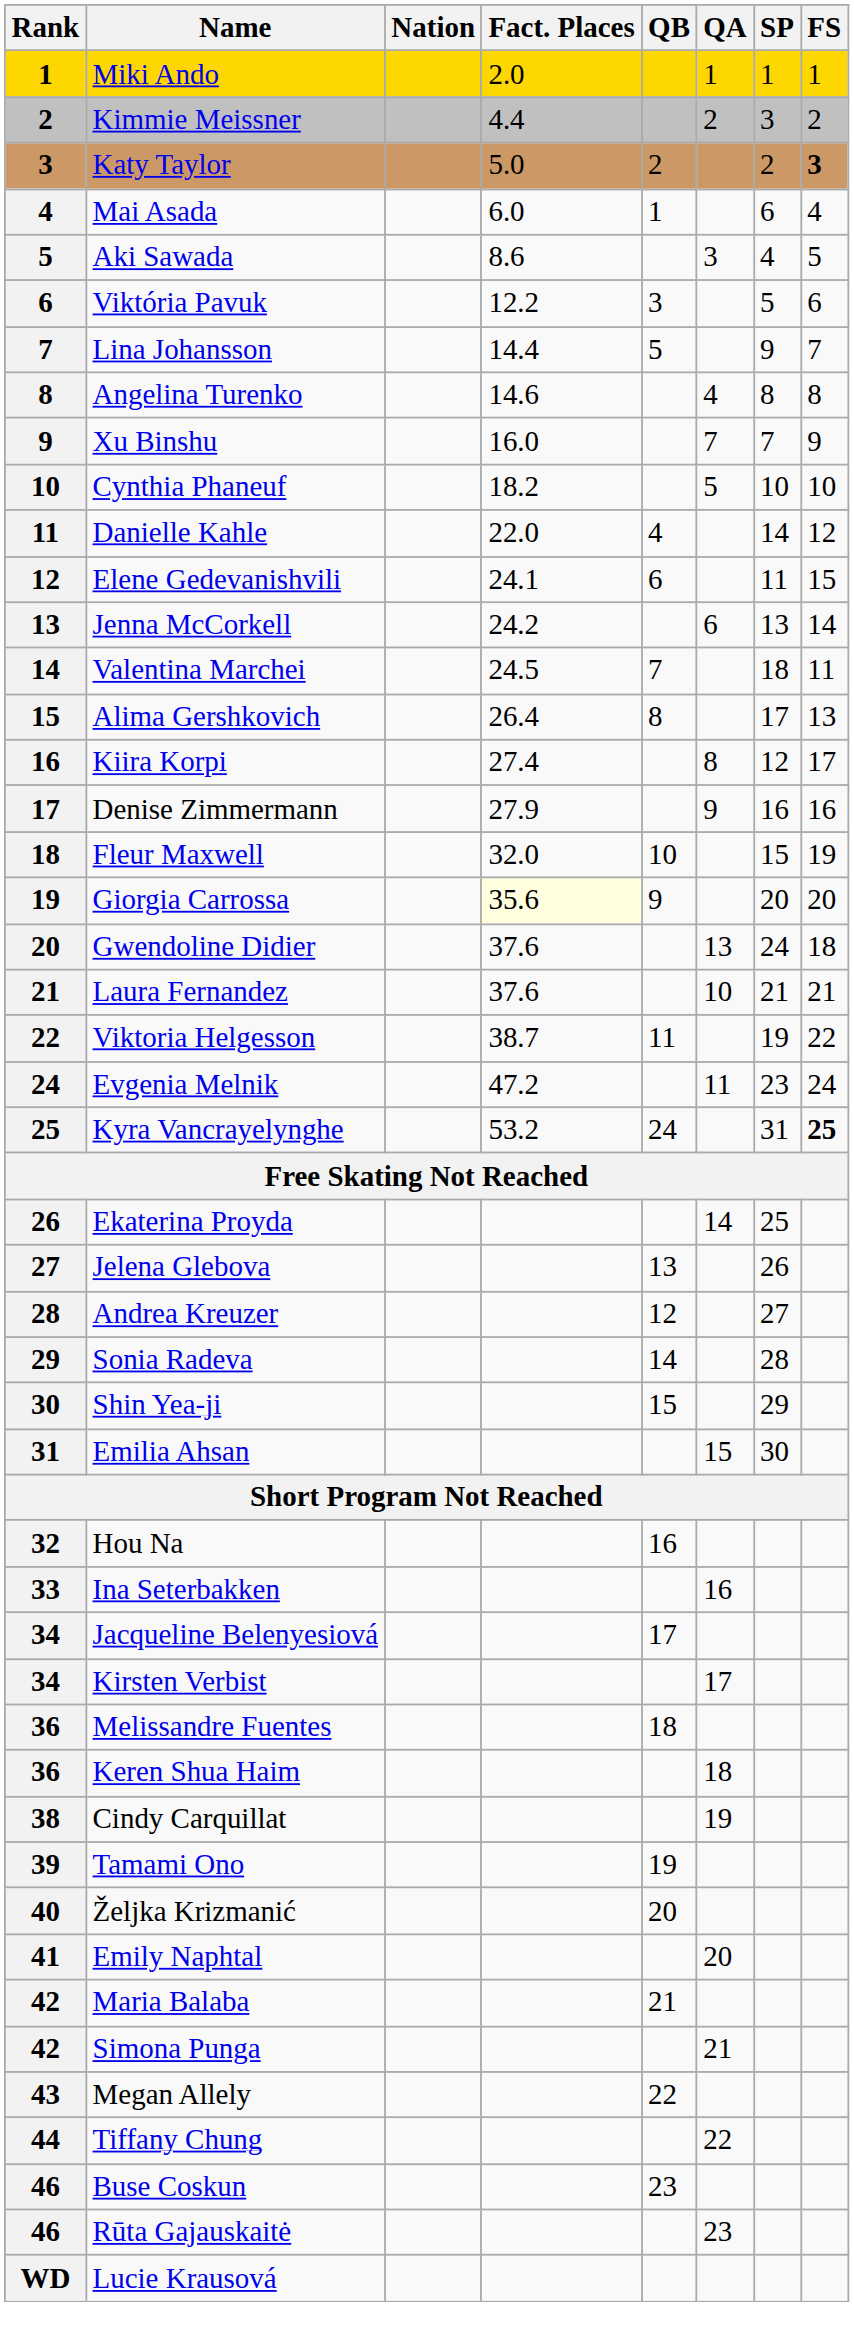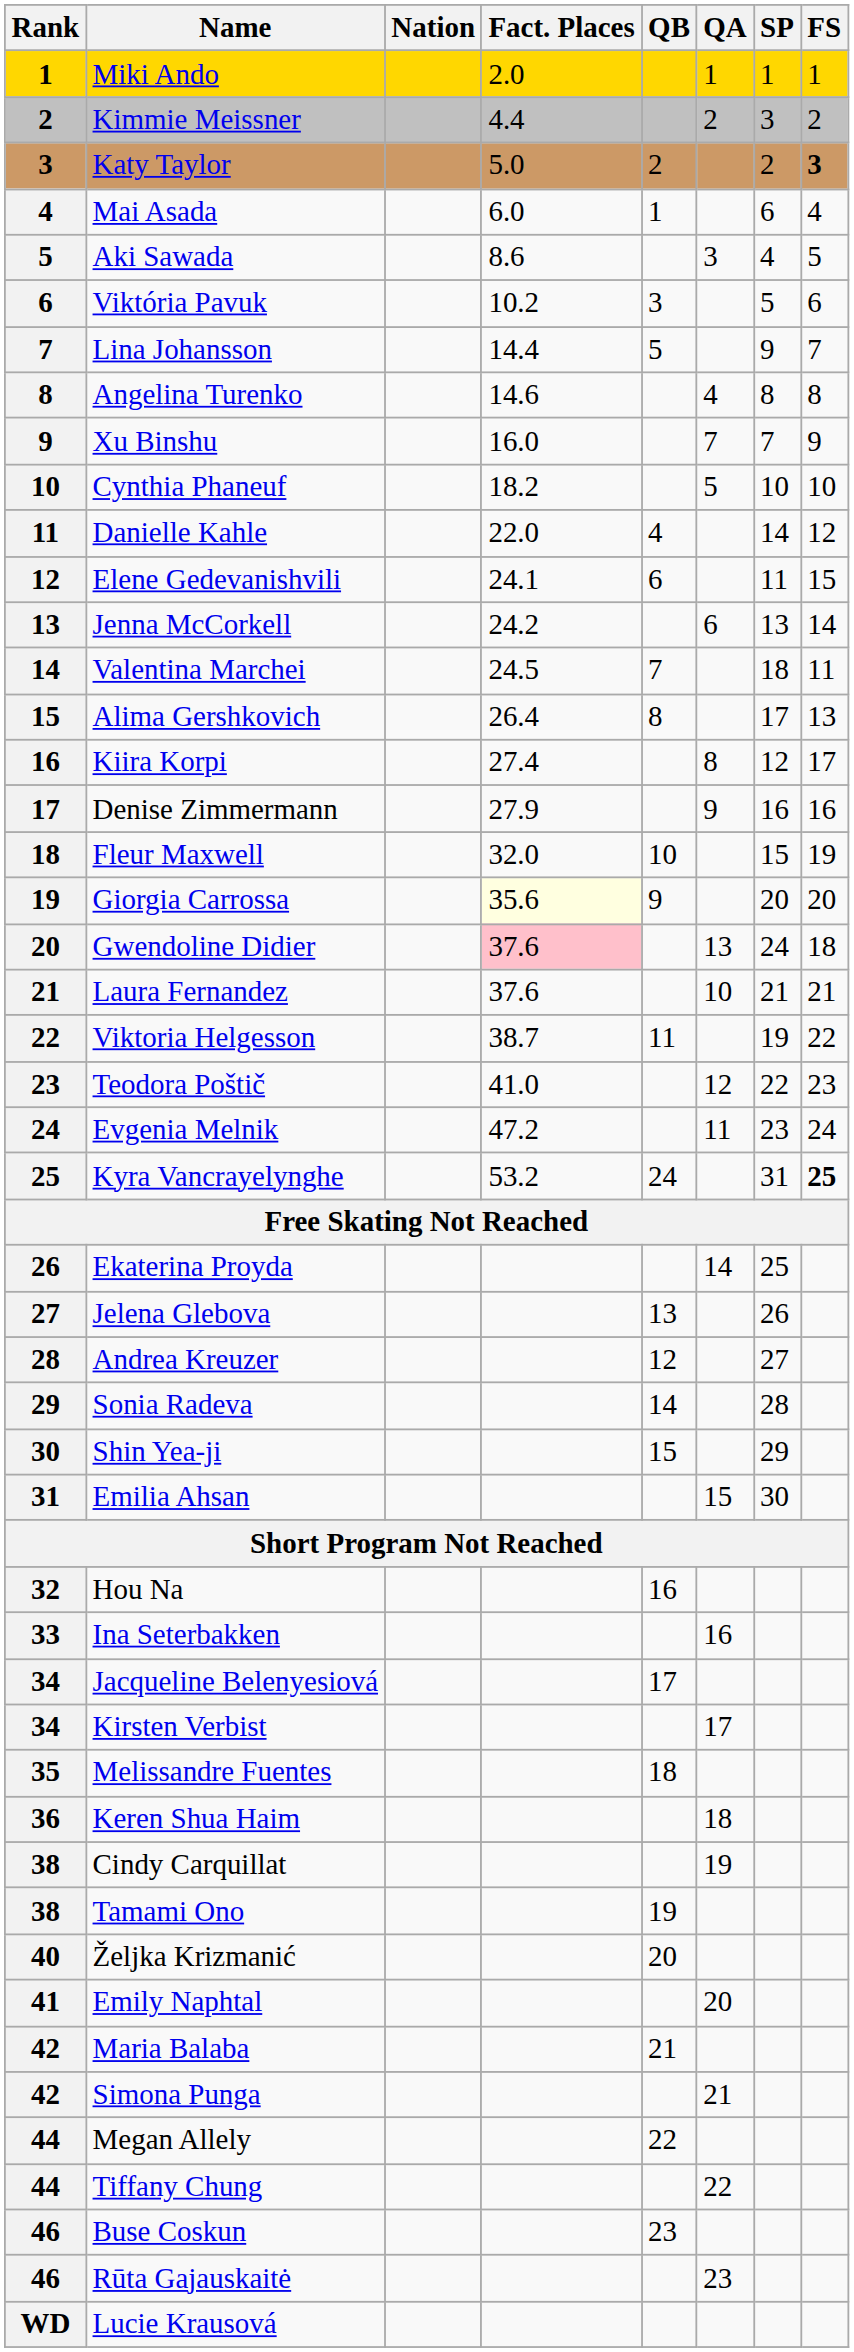(514, 303) 12.2 -> (514, 303) 10.2
(514, 946) no background -> (514, 946) pink background
+ row: (179, 1083)
(45, 1726) 36 -> (45, 1772) 35
(45, 1864) 39 -> (45, 1910) 38
(45, 2094) 43 -> (45, 2140) 44
